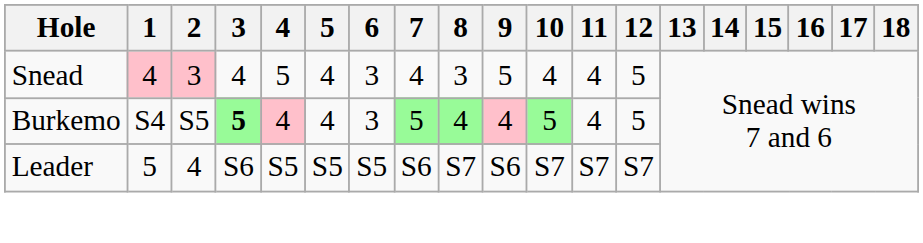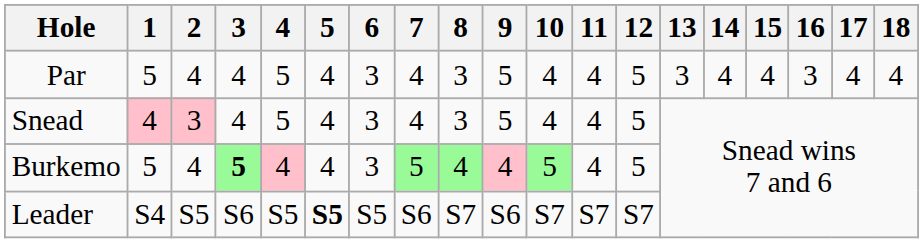+ row: (66, 74)
(150, 120) S4 -> (150, 167) 5
(194, 120) S5 -> (194, 167) 4
(150, 167) 5 -> (150, 213) S4
(194, 167) 4 -> (194, 213) S5
(327, 167) normal -> (327, 213) bold
